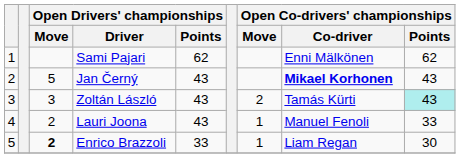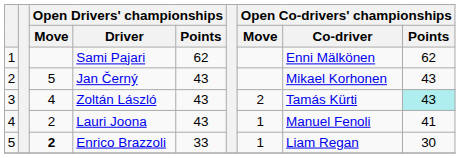(339, 78) bold -> (337, 78) normal
(51, 100) 3 -> (51, 100) 4
(430, 121) 33 -> (429, 121) 41
